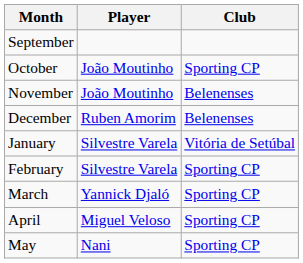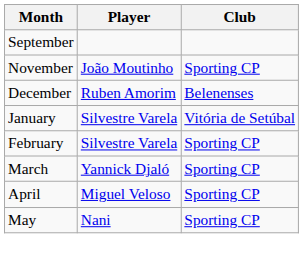- row: (33, 67)
(219, 93) Belenenses -> (222, 67) Sporting CP
